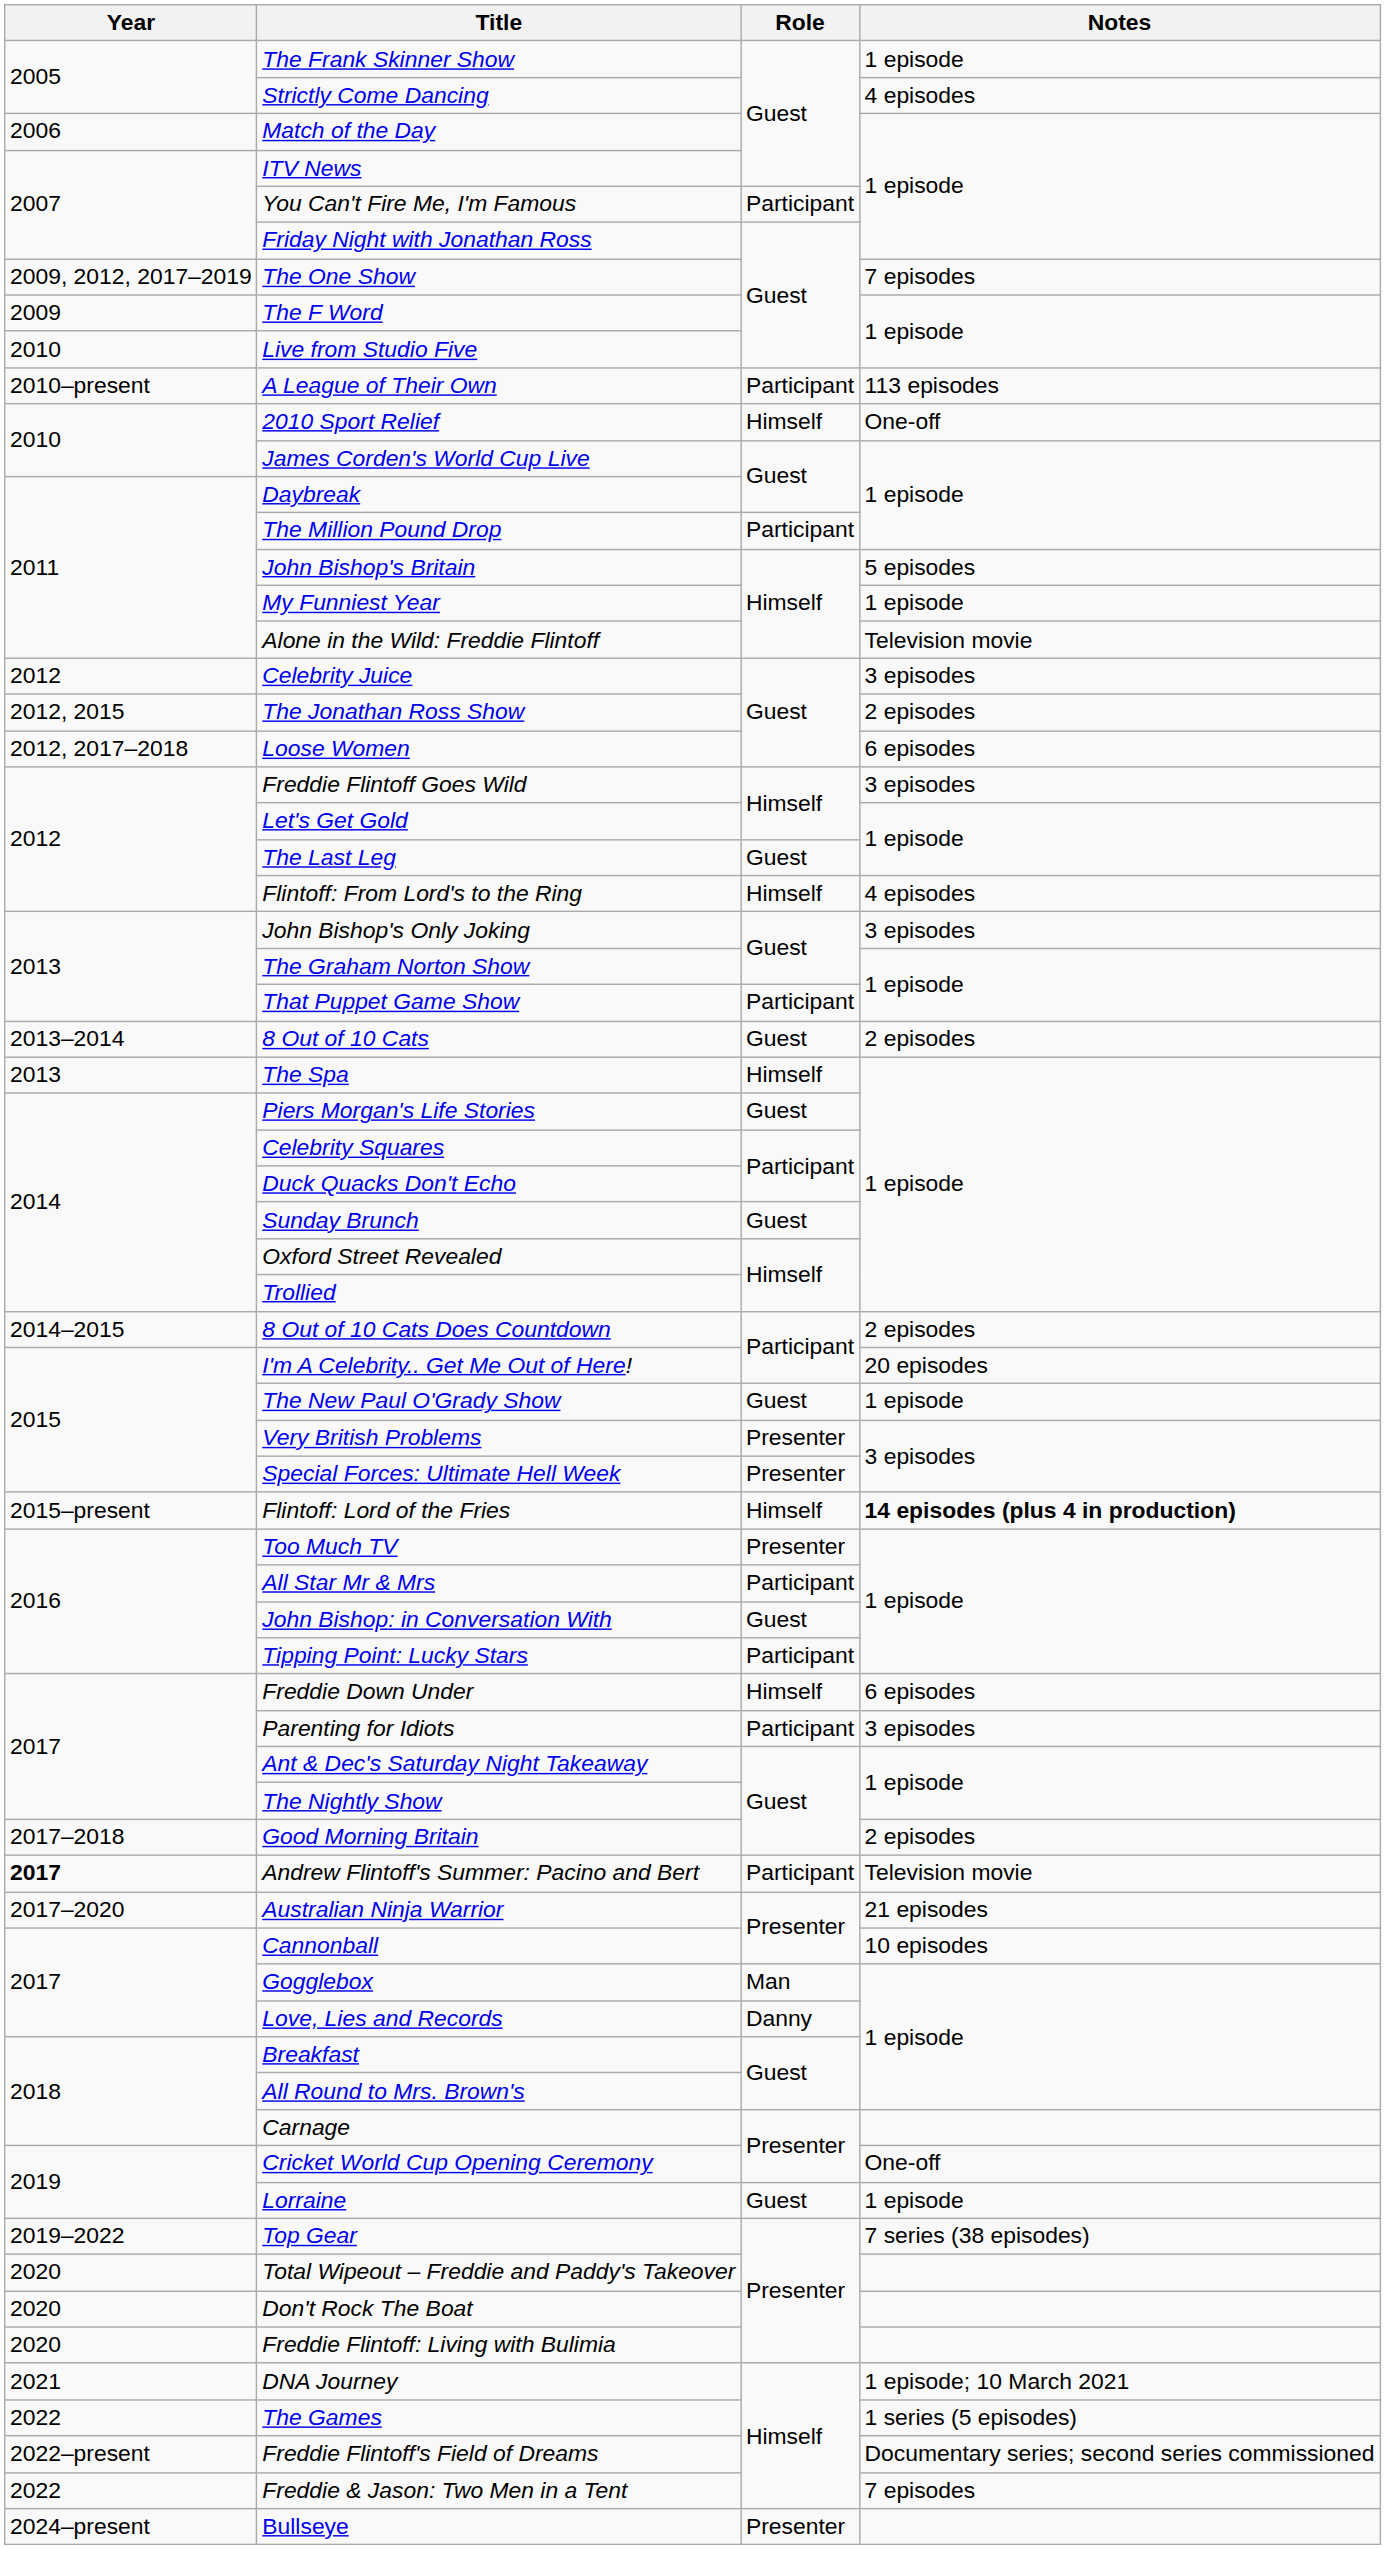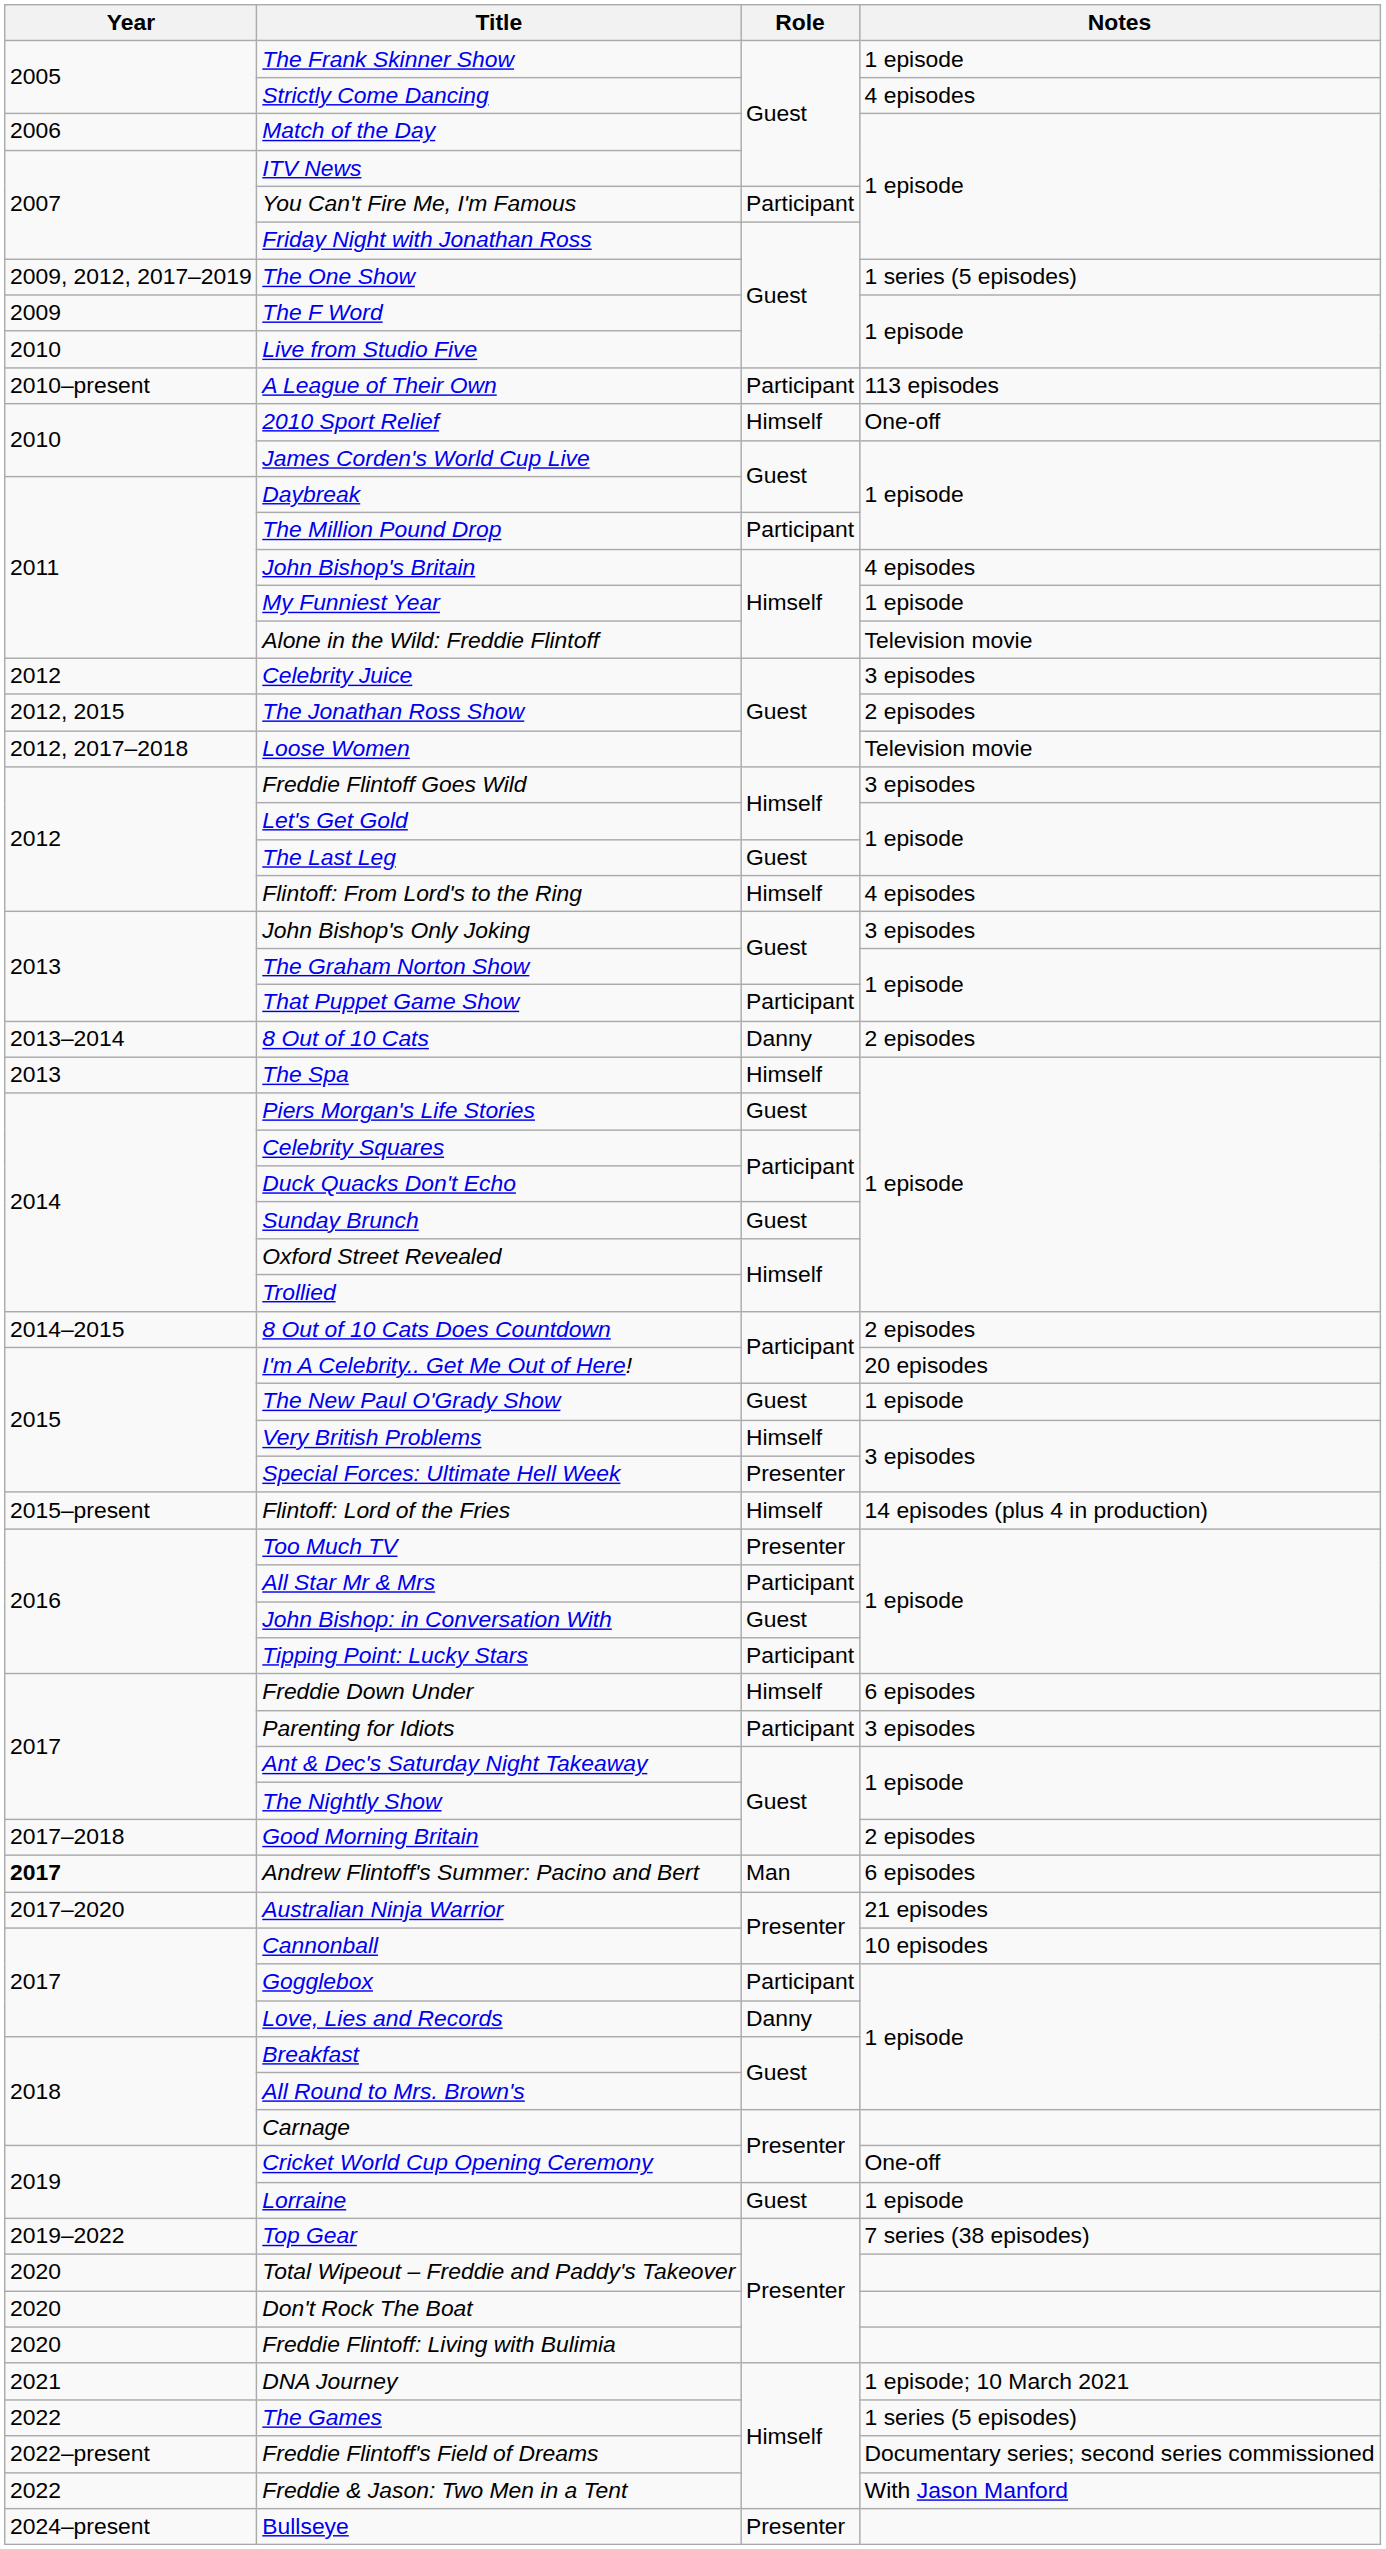(920, 276) 7 episodes -> (971, 276) 1 series (5 episodes)
(920, 566) 5 episodes -> (920, 566) 4 episodes
(920, 748) 6 episodes -> (949, 748) Television movie
(776, 1038) Guest -> (779, 1038) Danny
(796, 1437) Presenter -> (784, 1437) Himself
(1050, 1510) bold -> (1036, 1510) normal
(800, 1873) Participant -> (768, 1873) Man
(949, 1873) Television movie -> (920, 1873) 6 episodes
(768, 1982) Man -> (800, 1982) Participant
(920, 2490) 7 episodes -> (966, 2490) With Jason Manford
